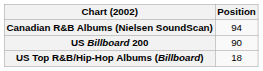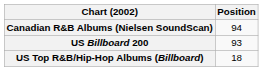(237, 43) 90 -> (237, 43) 93
